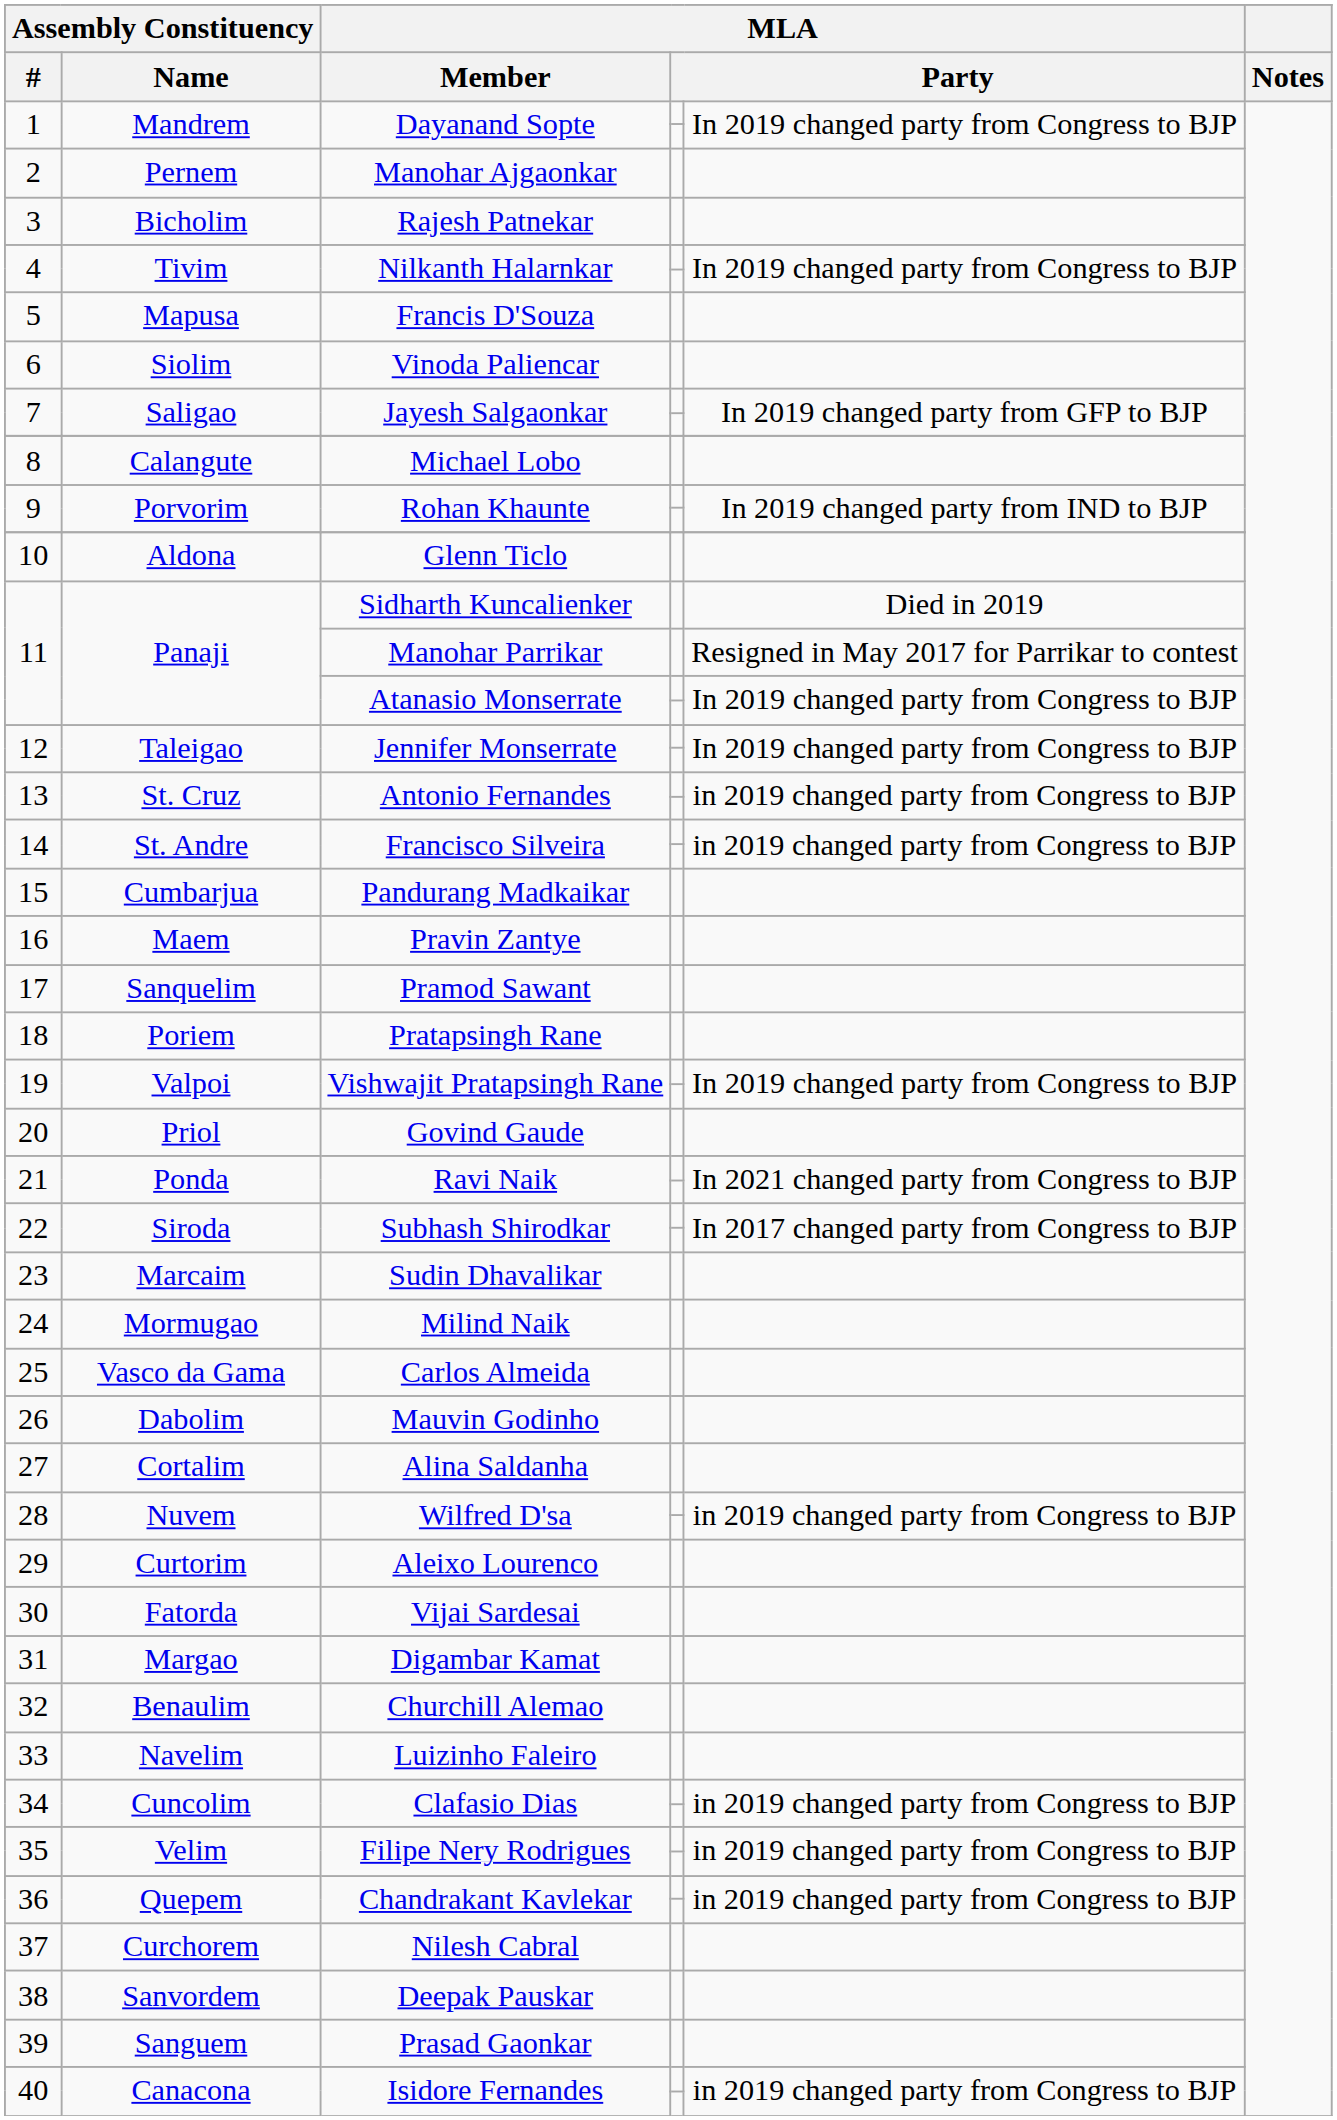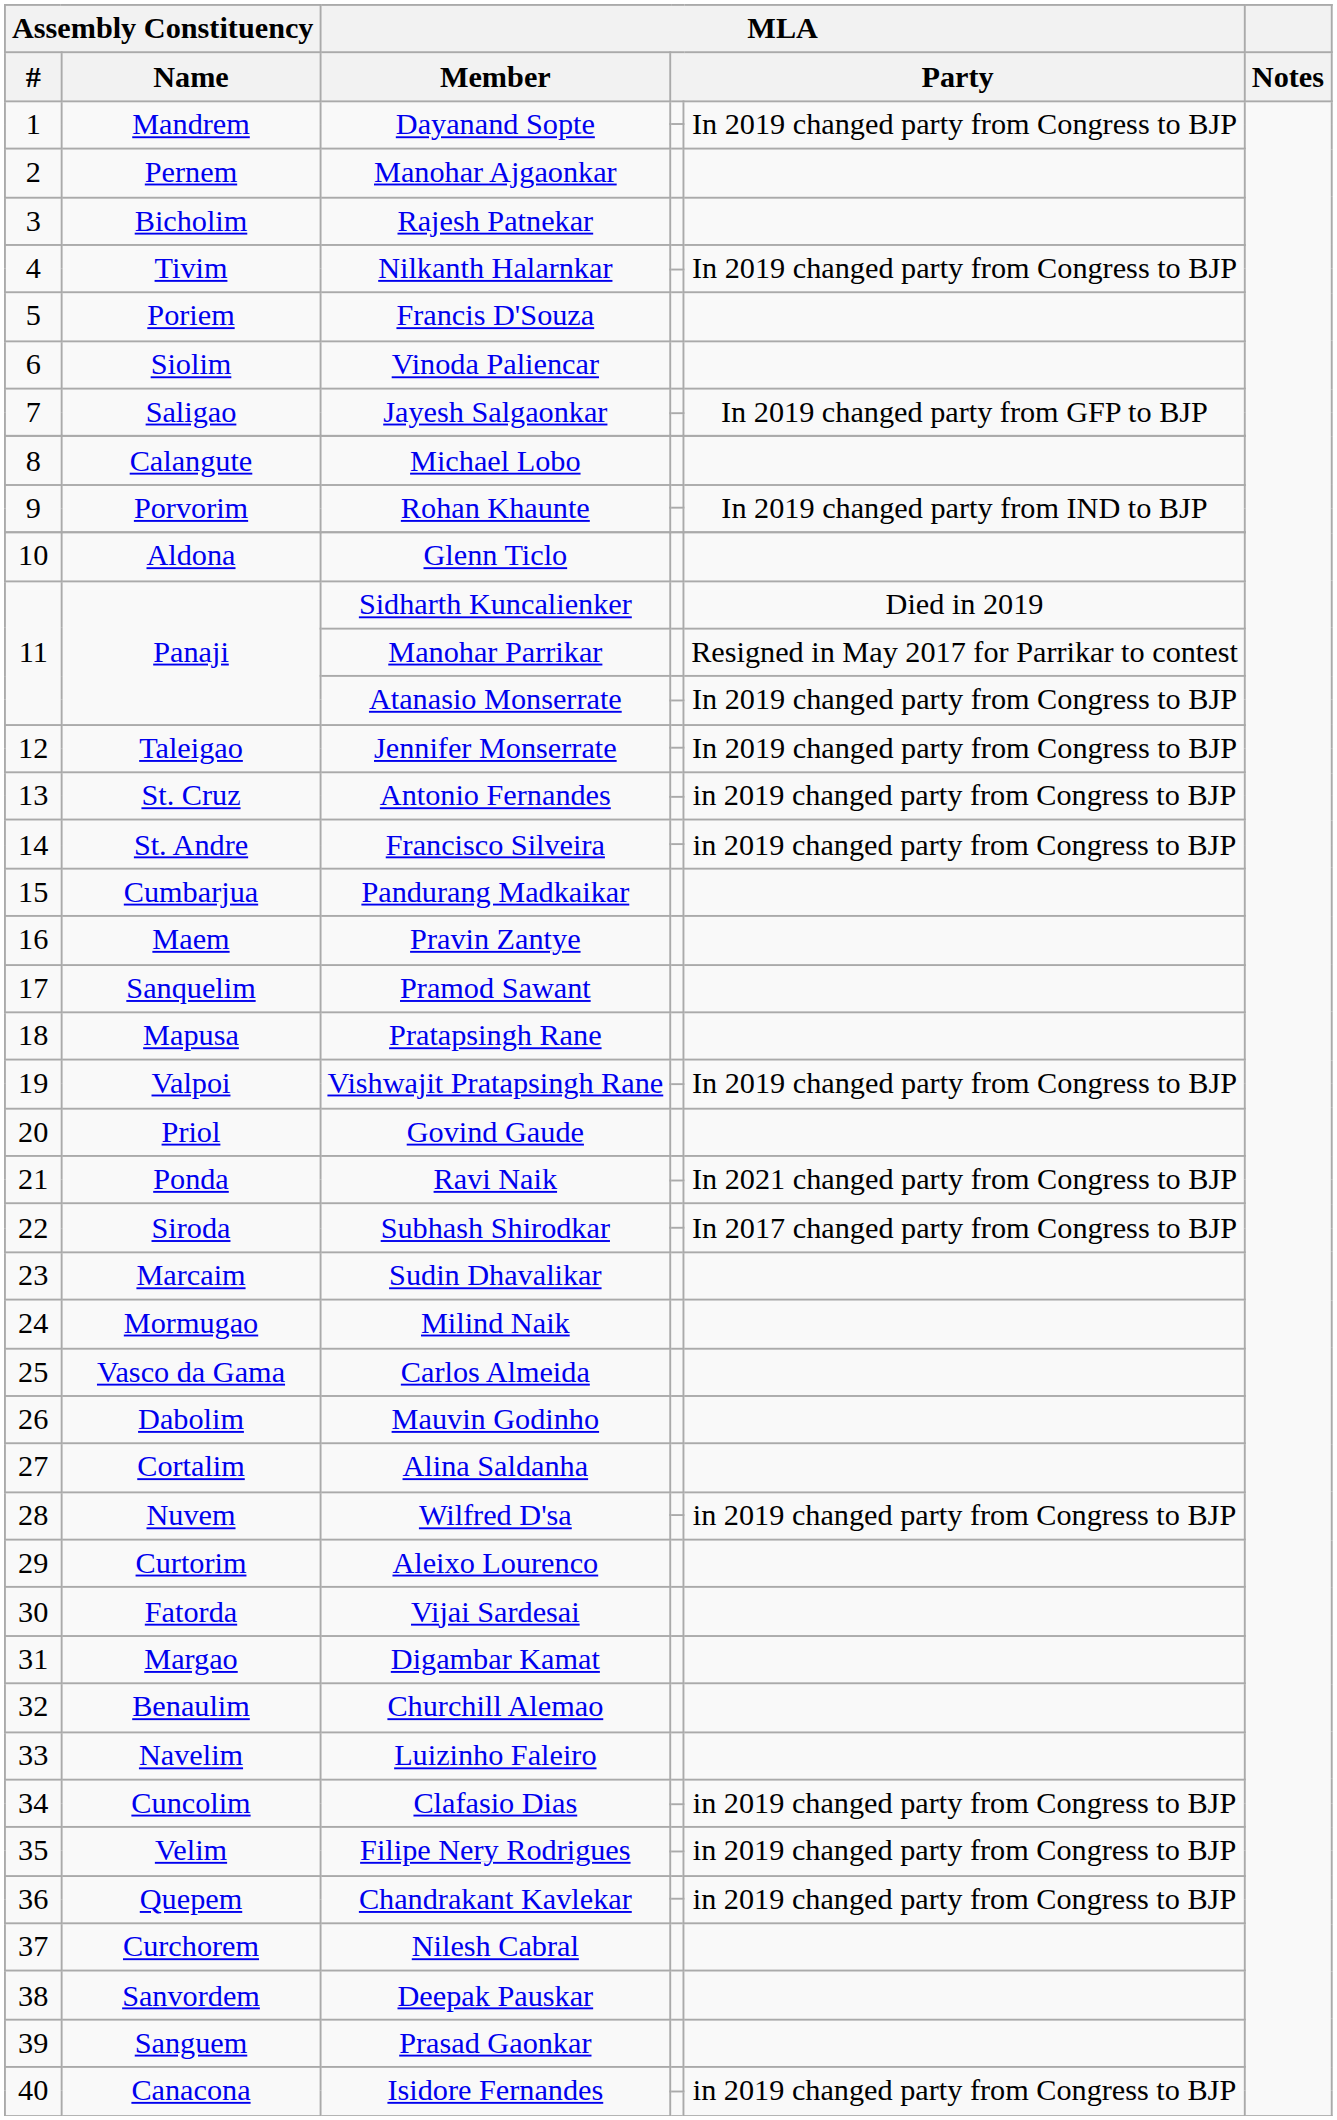(191, 316) Mapusa -> (191, 316) Poriem
(191, 1035) Poriem -> (191, 1035) Mapusa
